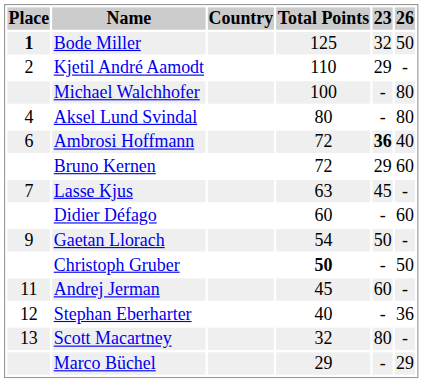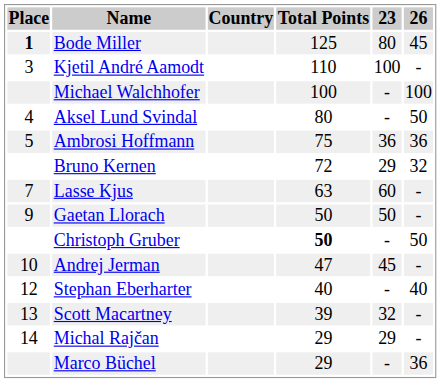(383, 43) 32 -> (387, 43) 80
(405, 43) 50 -> (418, 43) 45
(29, 67) 2 -> (29, 67) 3
(383, 67) 29 -> (387, 67) 100
(405, 92) 80 -> (418, 92) 100
(405, 117) 80 -> (418, 117) 50
(29, 141) 6 -> (29, 141) 5
(323, 141) 72 -> (323, 141) 75
(383, 141) bold -> (387, 141) normal
(405, 141) 40 -> (418, 141) 36
(405, 166) 60 -> (418, 166) 32
(383, 190) 45 -> (387, 190) 60
- row: (105, 215)
(323, 240) 54 -> (323, 215) 50
(29, 289) 11 -> (29, 264) 10
(323, 289) 45 -> (323, 264) 47
(383, 289) 60 -> (387, 264) 45
(405, 314) 36 -> (418, 289) 40
(323, 338) 32 -> (323, 314) 39
(383, 338) 80 -> (387, 314) 32
+ row: (106, 338)
(405, 363) 29 -> (418, 363) 36
